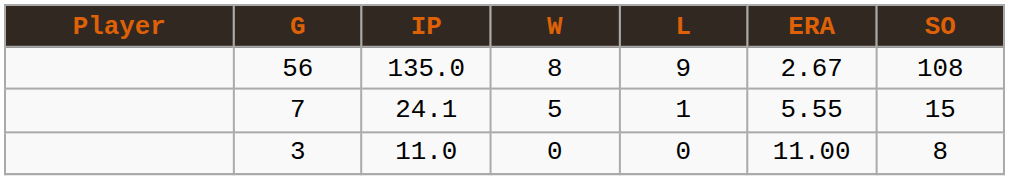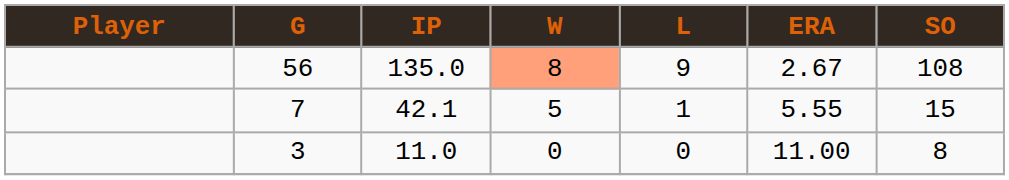(555, 68) no background -> (555, 68) lightsalmon background
(426, 110) 24.1 -> (426, 110) 42.1
